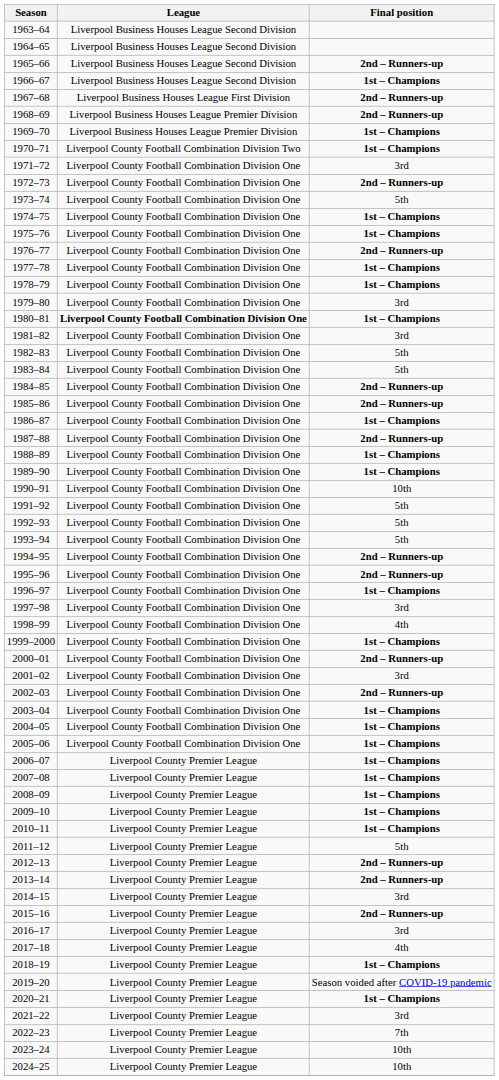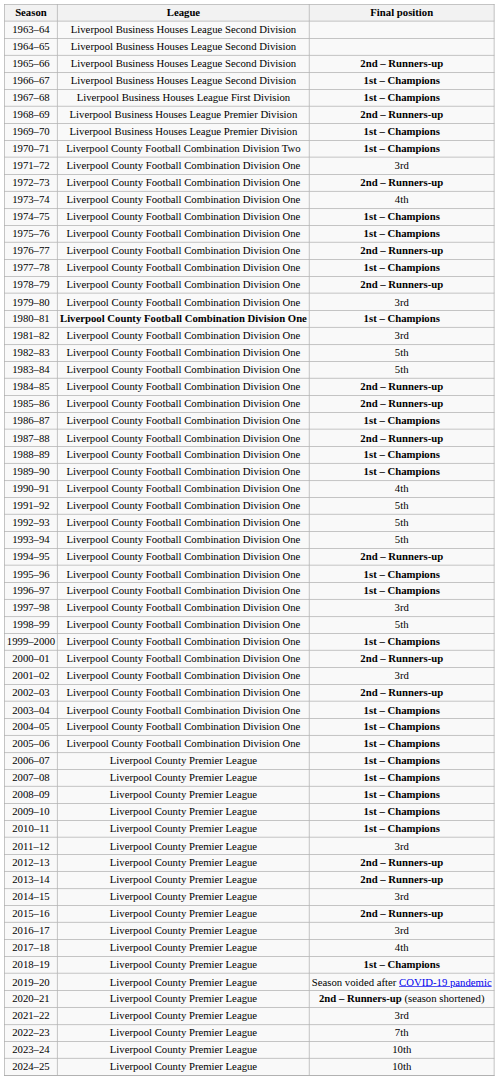(402, 98) 2nd – Runners-up -> (402, 98) 1st – Champions
(402, 200) 5th -> (402, 200) 4th
(402, 285) 1st – Champions -> (402, 285) 2nd – Runners-up
(402, 489) 10th -> (402, 489) 4th
(402, 574) 2nd – Runners-up -> (402, 574) 1st – Champions
(402, 625) 4th -> (402, 625) 5th
(402, 846) 5th -> (402, 846) 3rd
(402, 999) 1st – Champions -> (402, 999) 2nd – Runners-up (season shortened)
